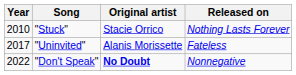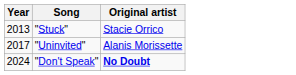- column: (238, 12)
(18, 29) 2010 -> (18, 29) 2013
(18, 62) 2022 -> (18, 62) 2024
